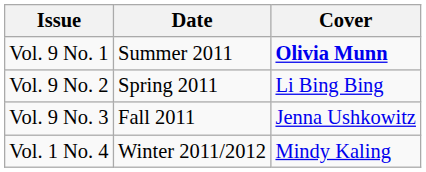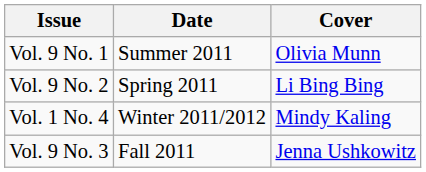(332, 53) bold -> (328, 53) normal
rows swapped: (59, 118) <-> (59, 150)
